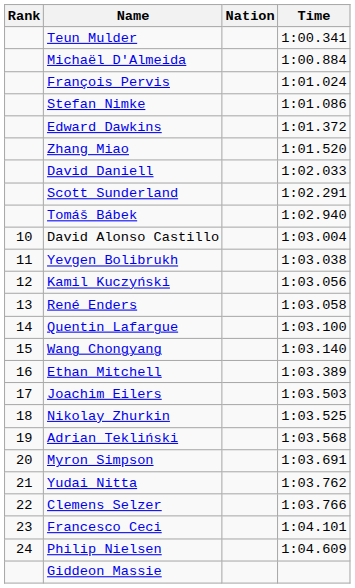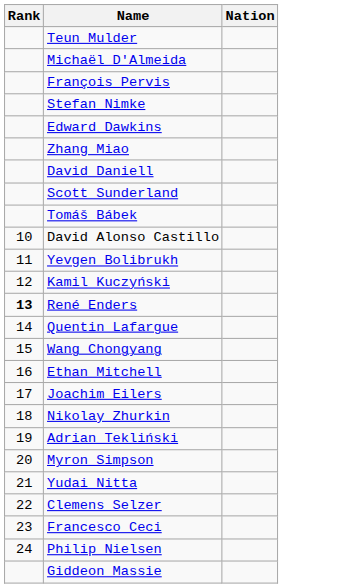- column: (314, 16)
(24, 305) normal -> (24, 305) bold
